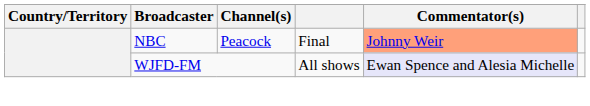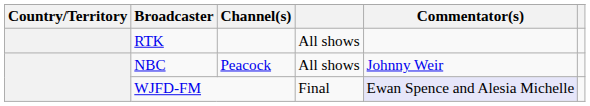+ row: (149, 40)
(314, 40) Final -> (329, 64) All shows
(405, 40) lightsalmon background -> (405, 64) no background
(329, 64) All shows -> (314, 88) Final
